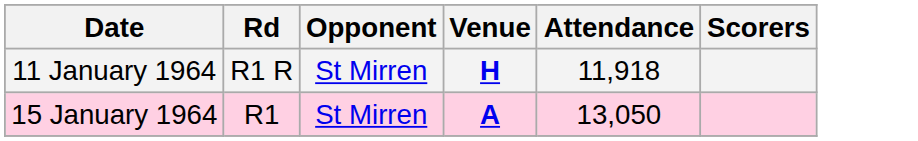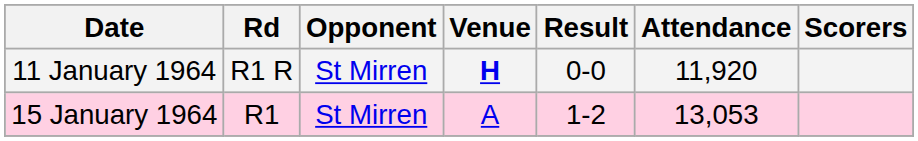+ column: (586, 27)
(619, 71) 11,918 -> (716, 71) 11,920
(490, 115) bold -> (490, 115) normal
(619, 115) 13,050 -> (716, 115) 13,053
